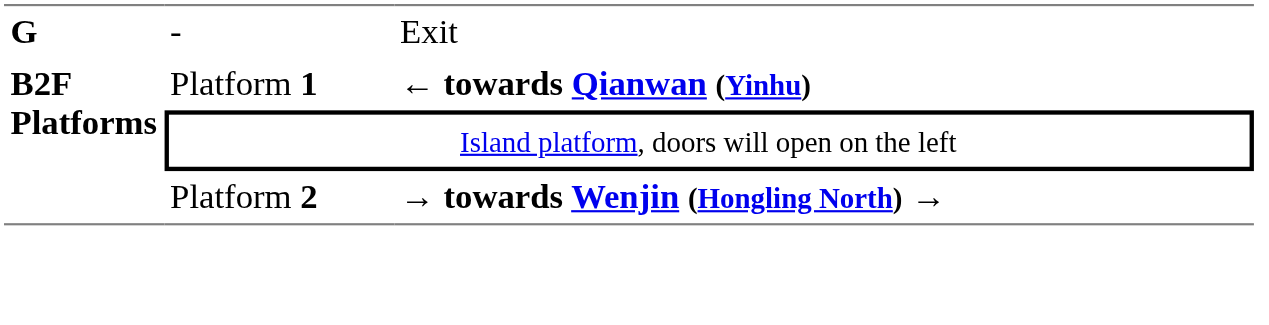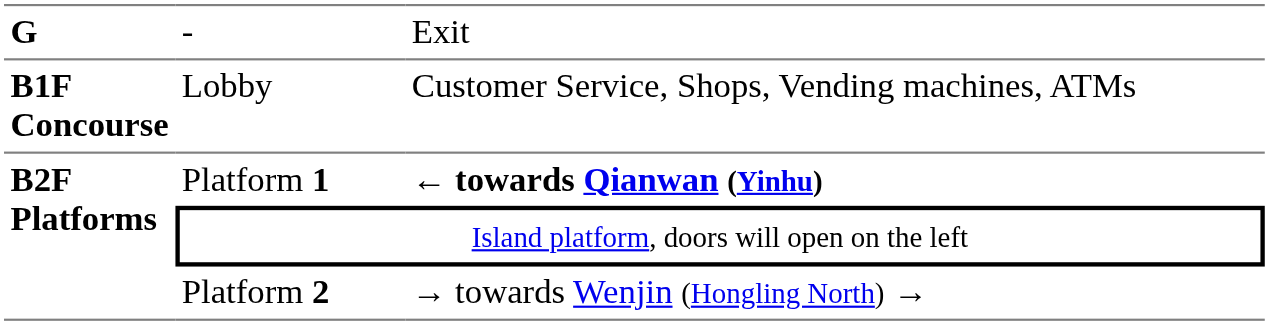+ row: (227, 85)
(673, 196) bold -> (670, 292) normal
